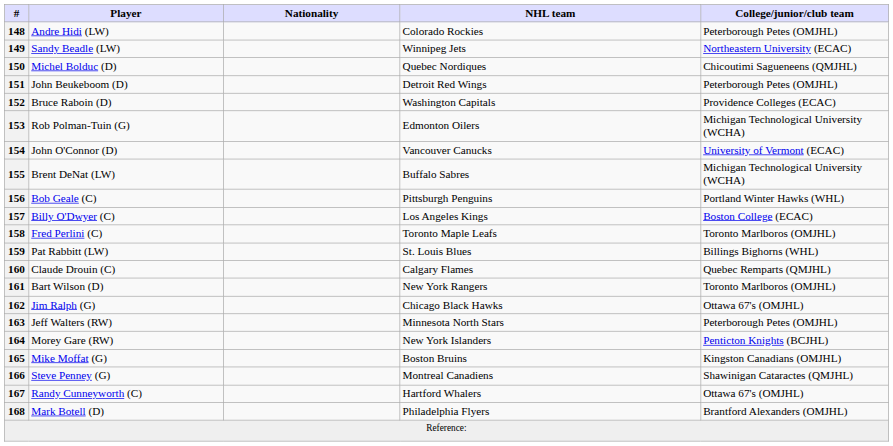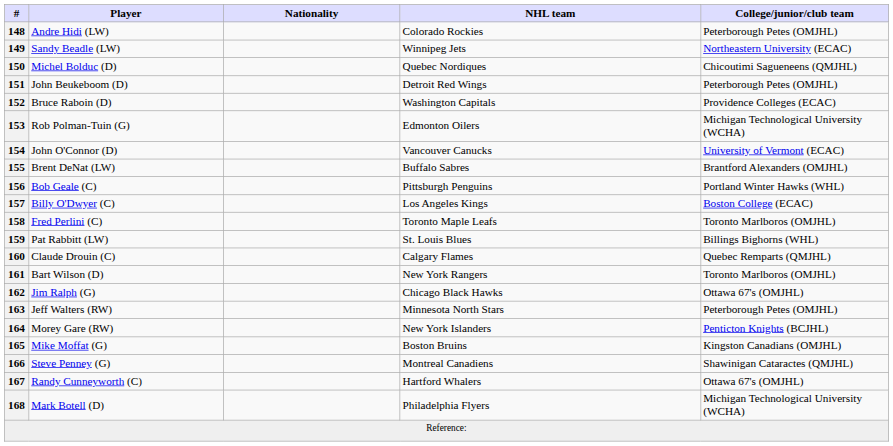(783, 174) Michigan Technological University (WCHA) -> (775, 168) Brantford Alexanders (OMJHL)
(775, 411) Brantford Alexanders (OMJHL) -> (783, 405) Michigan Technological University (WCHA)
